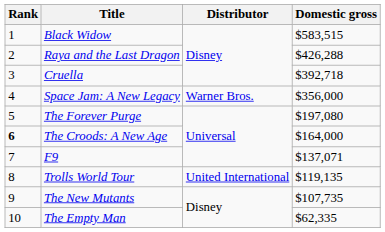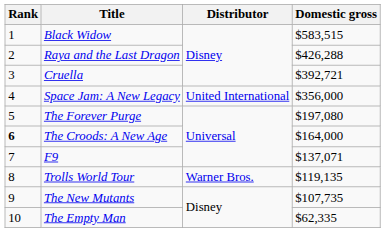(319, 75) $392,718 -> (319, 75) $392,721
(220, 95) Warner Bros. -> (238, 95) United International
(238, 177) United International -> (220, 177) Warner Bros.
